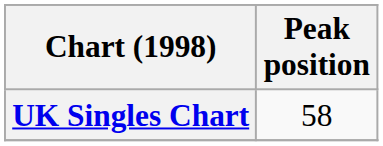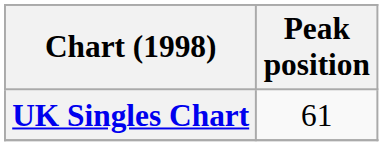(317, 114) 58 -> (317, 114) 61
